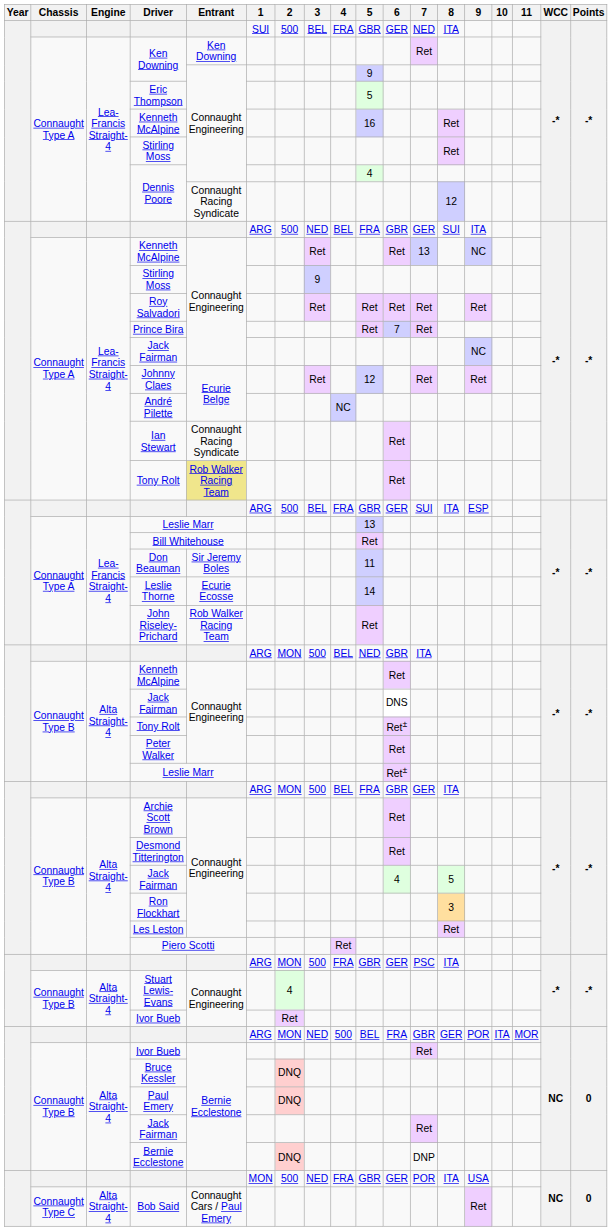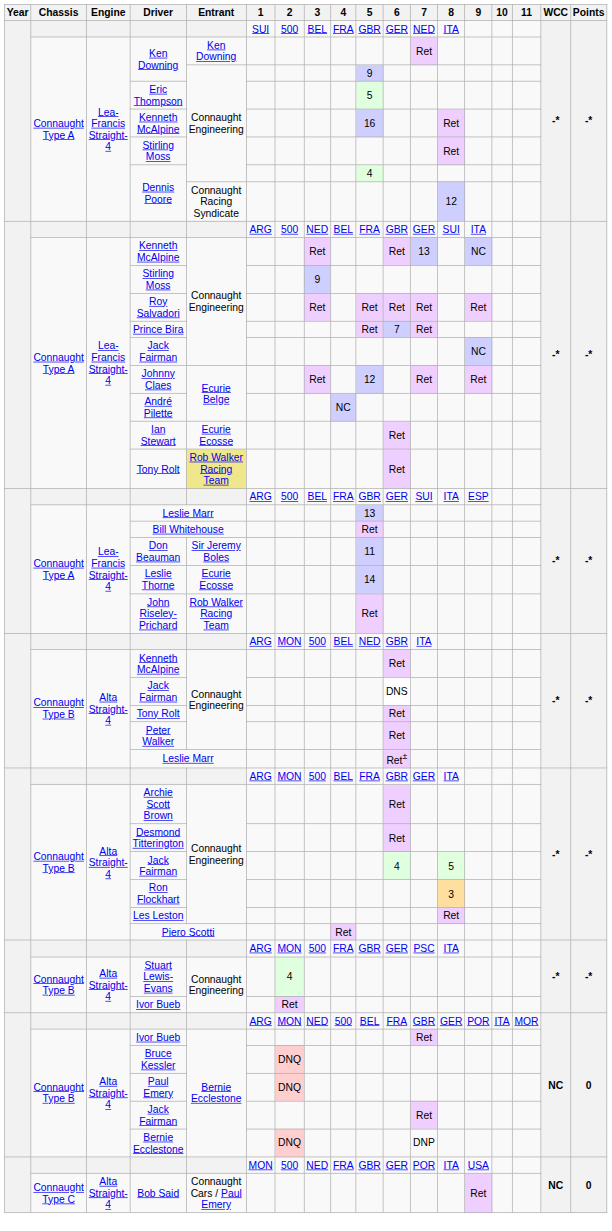(216, 441) Connaught Racing Syndicate -> (216, 435) Ecurie Ecosse
(397, 726) Ret± -> (397, 714) Ret
